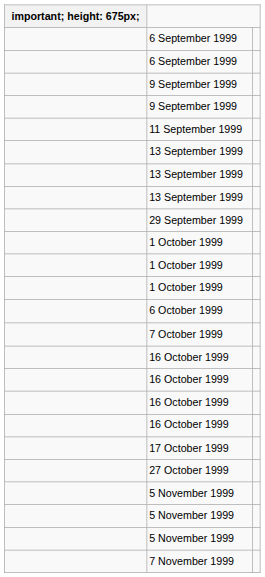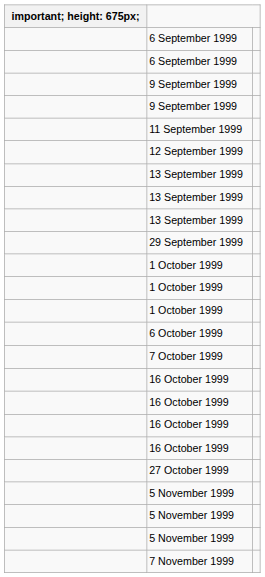+ row: (76, 152)
- row: (76, 448)
